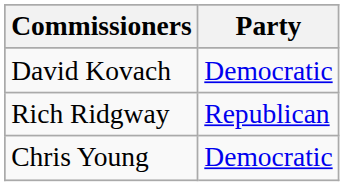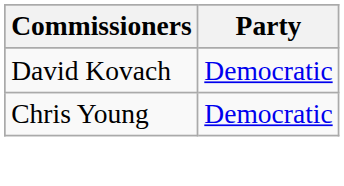- row: (90, 113)
